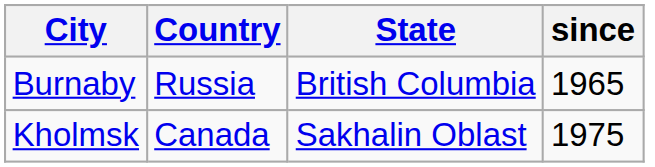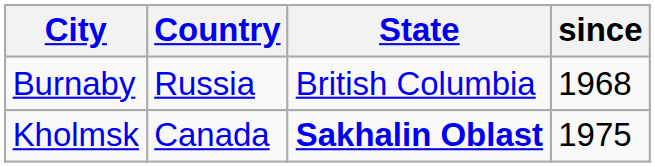(588, 82) 1965 -> (595, 82) 1968
(411, 135) normal -> (419, 135) bold
